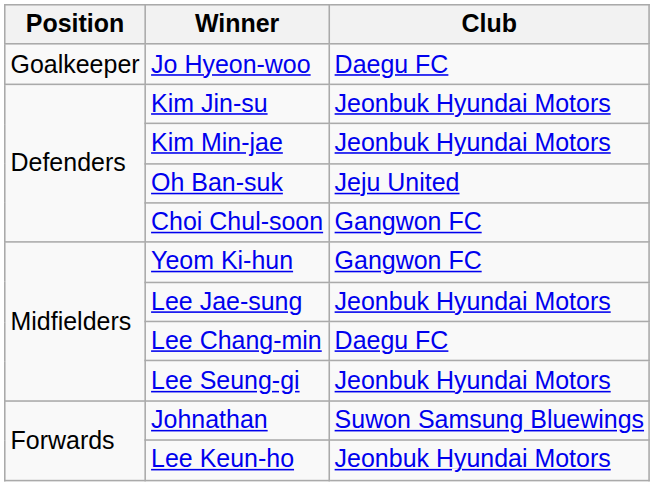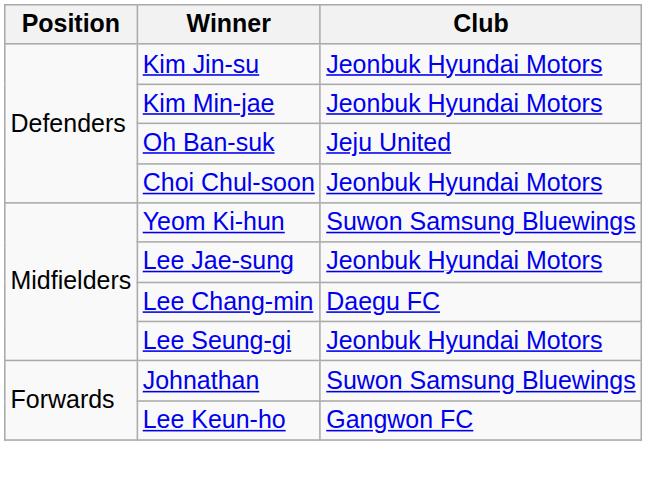- row: (231, 63)
(408, 222) Gangwon FC -> (464, 182) Jeonbuk Hyundai Motors
(408, 261) Gangwon FC -> (481, 222) Suwon Samsung Bluewings
(473, 459) Jeonbuk Hyundai Motors -> (400, 420) Gangwon FC
